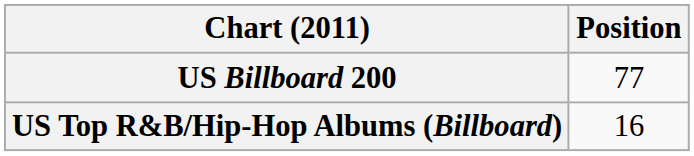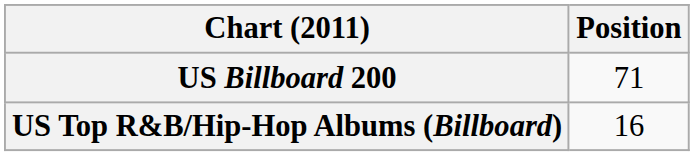(629, 77) 77 -> (629, 77) 71
